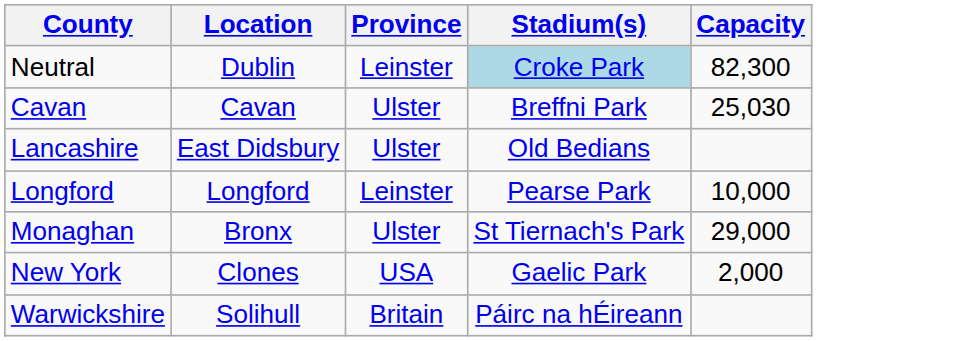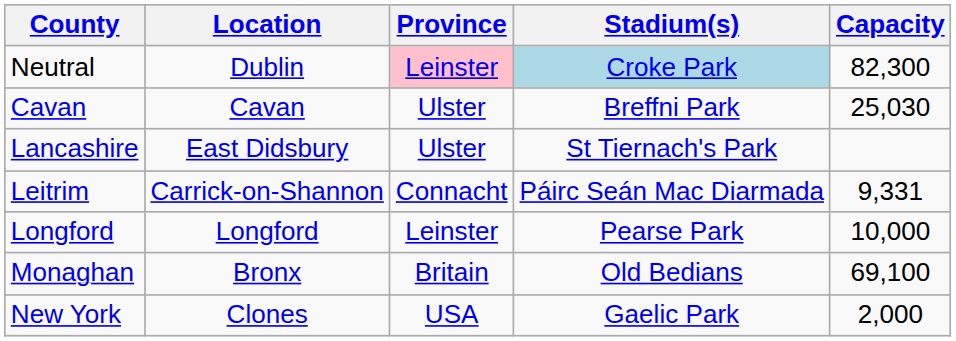(406, 66) no background -> (452, 66) pink background
(579, 149) Old Bedians -> (672, 149) St Tiernach's Park
+ row: (50, 190)
(406, 231) Ulster -> (452, 273) Britain
(579, 231) St Tiernach's Park -> (672, 273) Old Bedians
(751, 231) 29,000 -> (890, 273) 69,100
- row: (88, 314)
